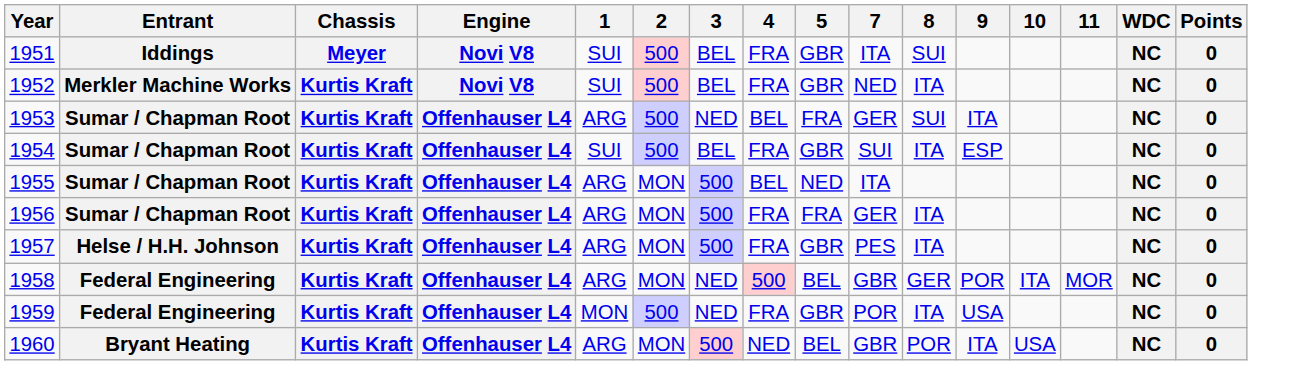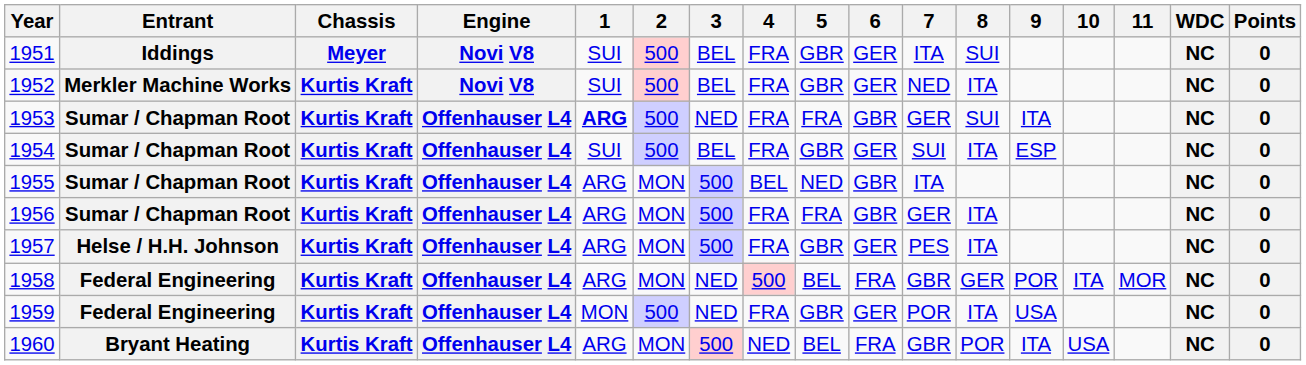+ column: (875, 21)
(605, 118) normal -> (605, 118) bold
(769, 118) BEL -> (769, 118) FRA
